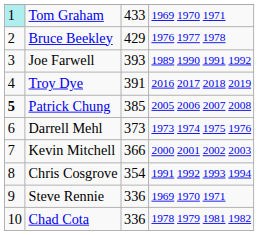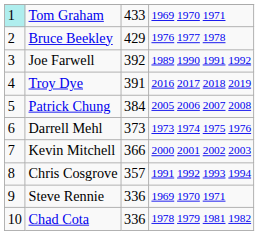(135, 60) 393 -> (135, 60) 392
(11, 106) bold -> (11, 106) normal
(135, 106) 385 -> (135, 106) 384
(135, 173) 354 -> (135, 173) 357
